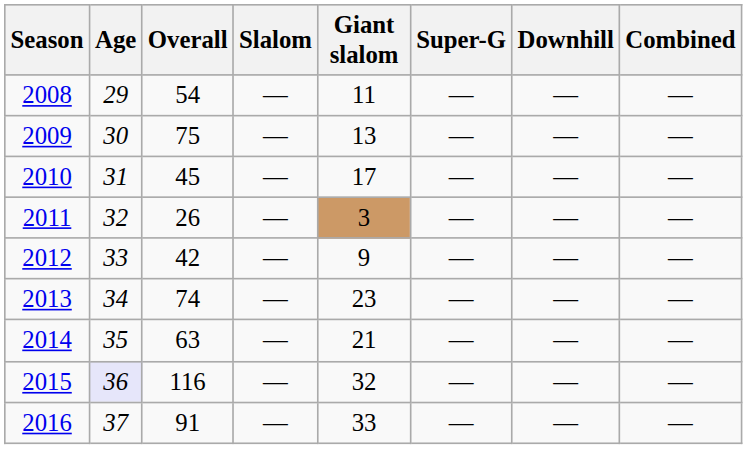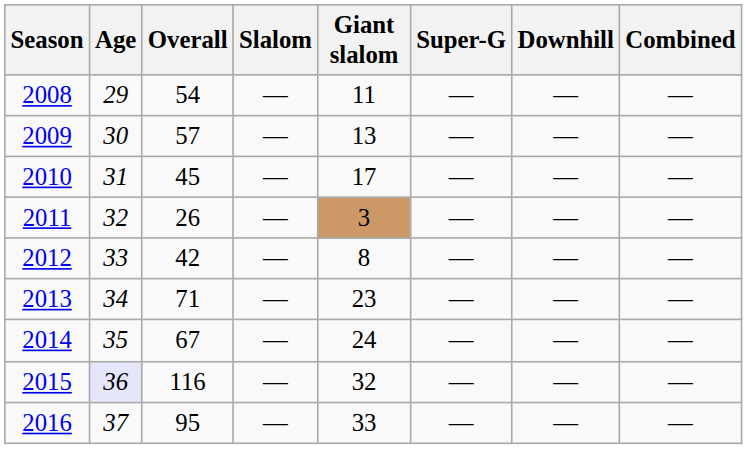(188, 136) 75 -> (188, 136) 57
(364, 258) 9 -> (364, 258) 8
(188, 299) 74 -> (188, 299) 71
(188, 340) 63 -> (188, 340) 67
(364, 340) 21 -> (364, 340) 24
(188, 422) 91 -> (188, 422) 95
